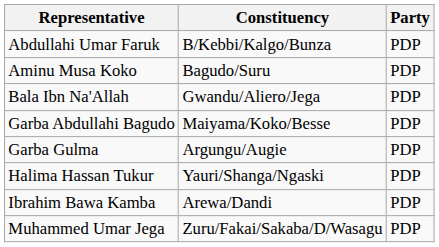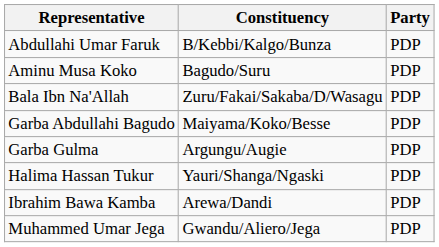(251, 96) Gwandu/Aliero/Jega -> (282, 96) Zuru/Fakai/Sakaba/D/Wasagu
(282, 228) Zuru/Fakai/Sakaba/D/Wasagu -> (251, 228) Gwandu/Aliero/Jega
